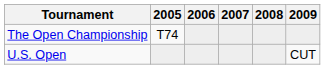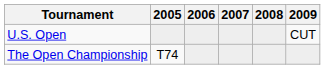rows swapped: (37, 55) <-> (77, 35)
